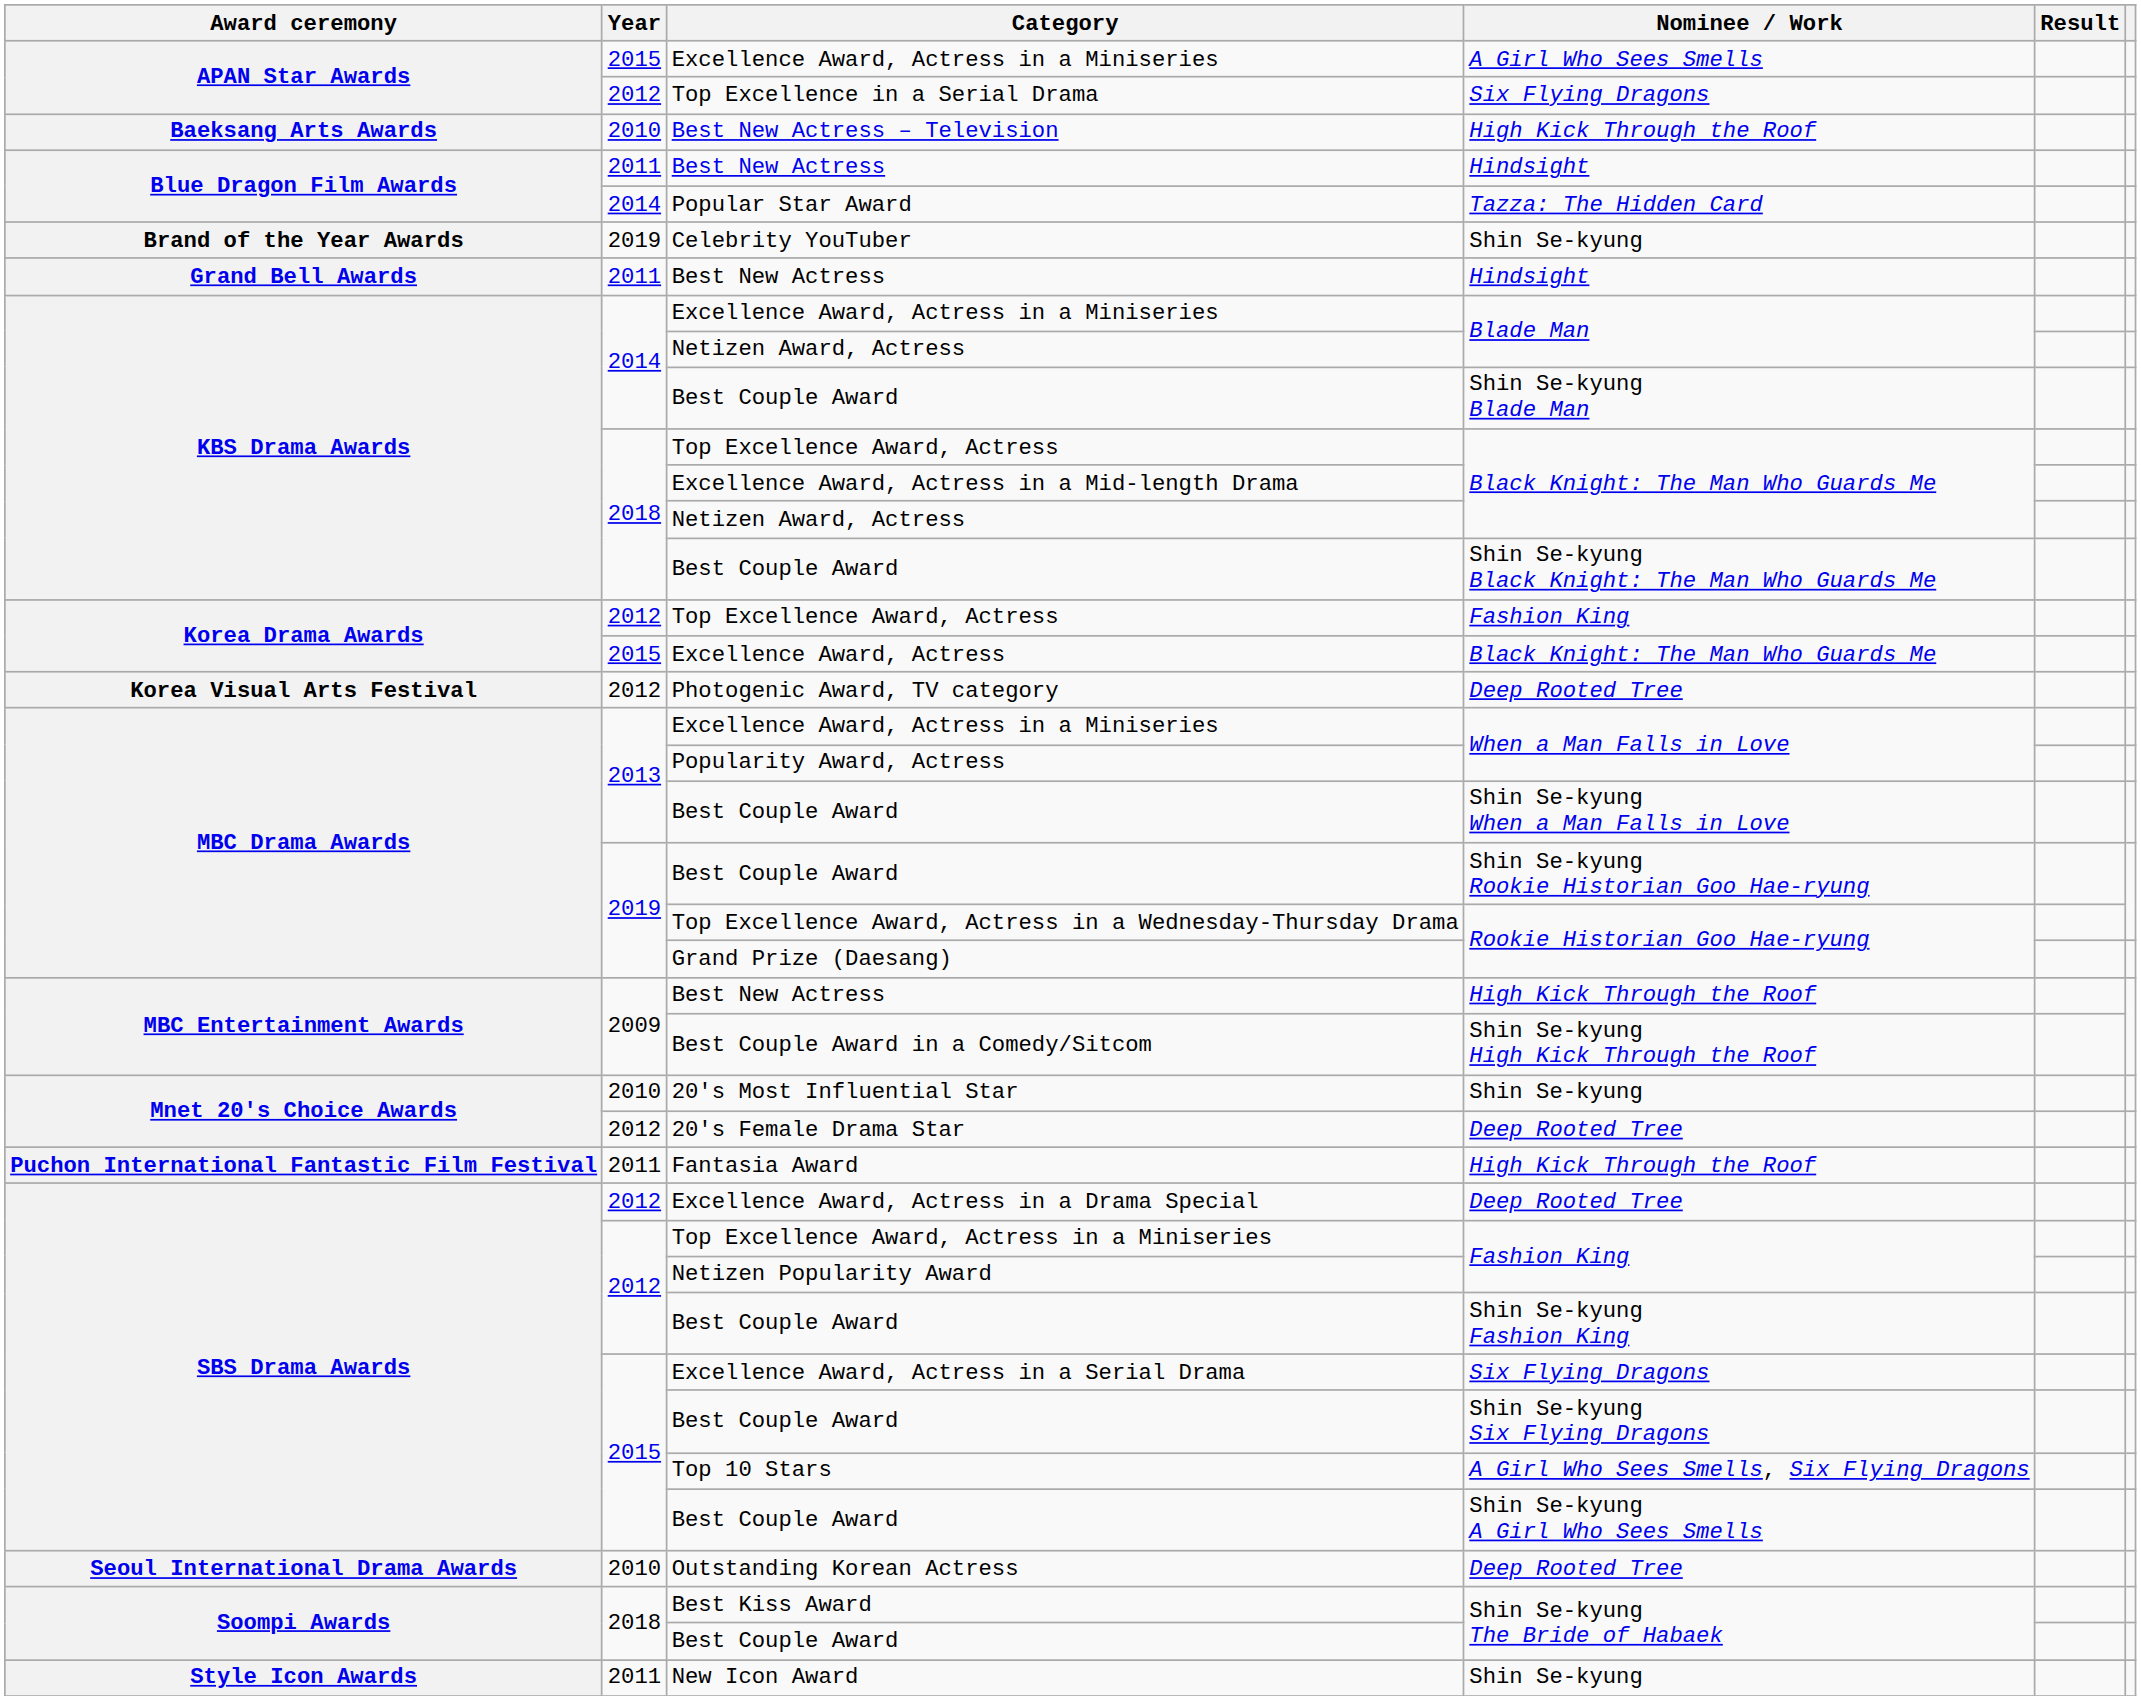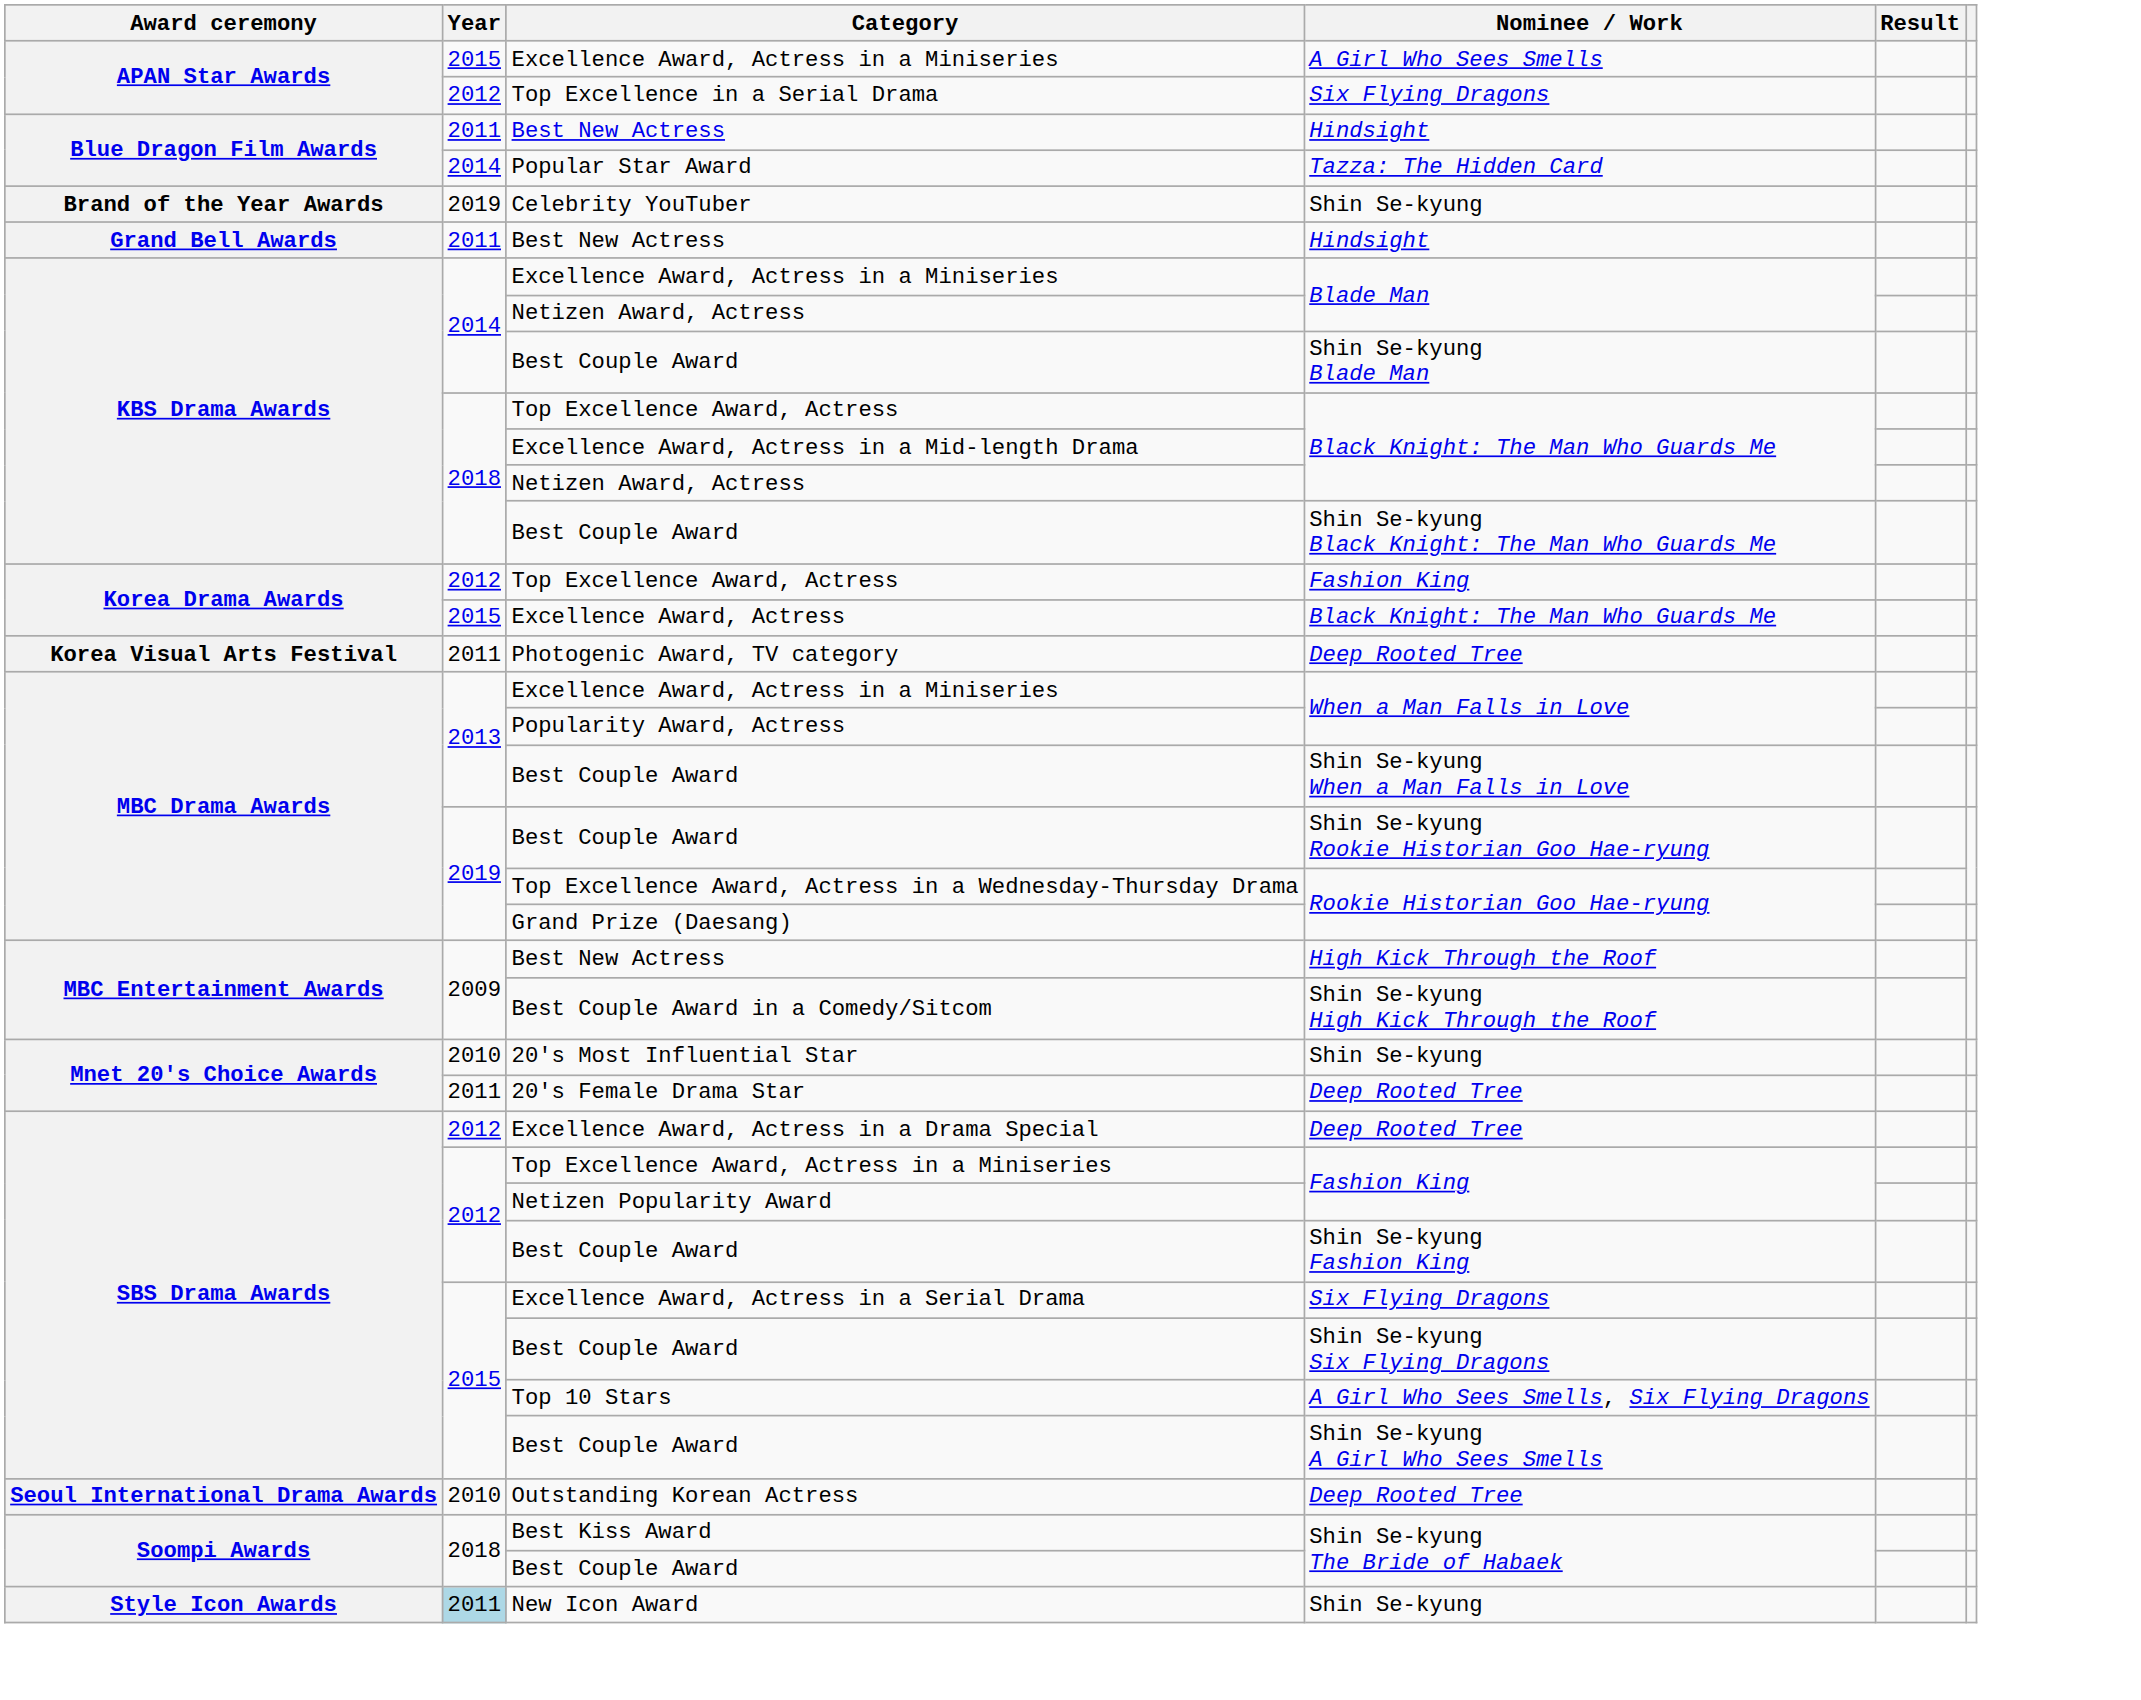- row: (865, 132)
(634, 690) 2012 -> (474, 654) 2011
(634, 1129) 2012 -> (474, 1093) 2011
- row: (765, 1166)
(634, 1677) no background -> (474, 1605) lightblue background
